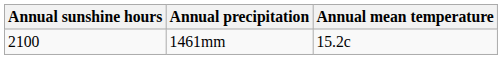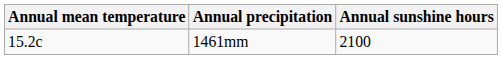columns swapped: (405, 16) <-> (85, 16)
